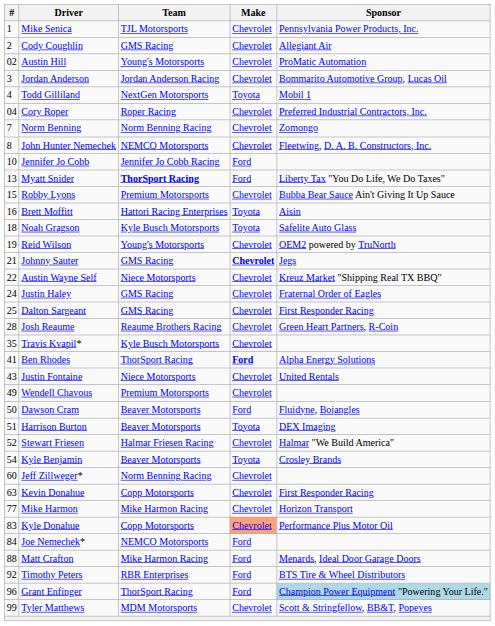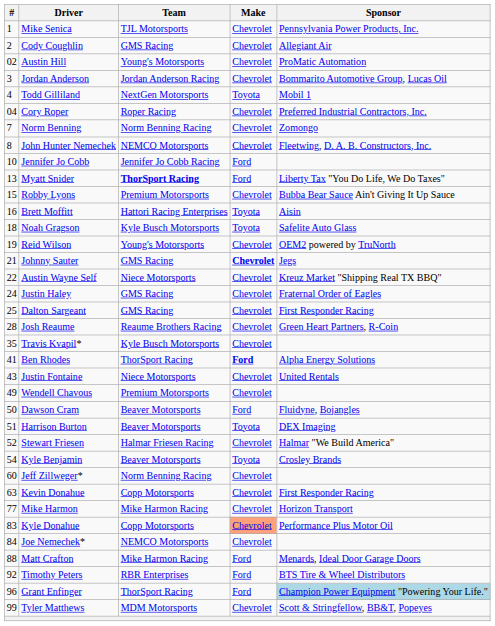(242, 542) Ford -> (252, 542) Chevrolet
